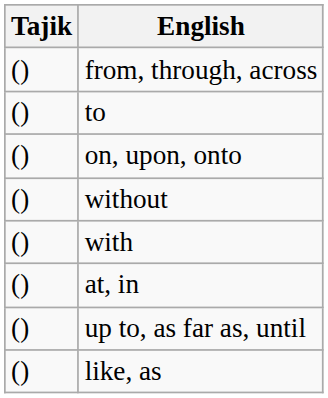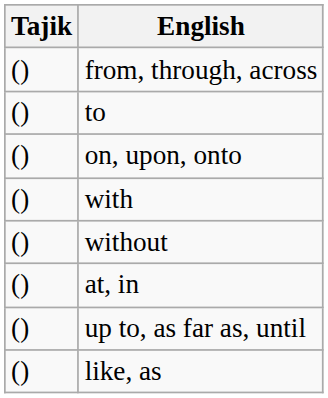rows swapped: (126, 198) <-> (109, 241)
